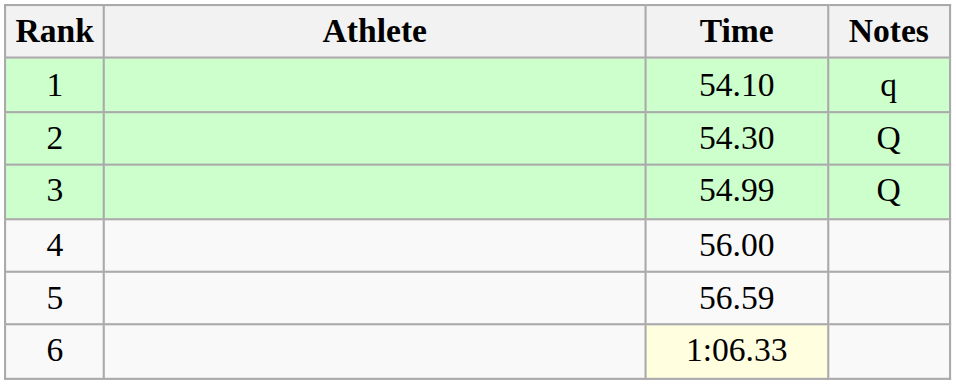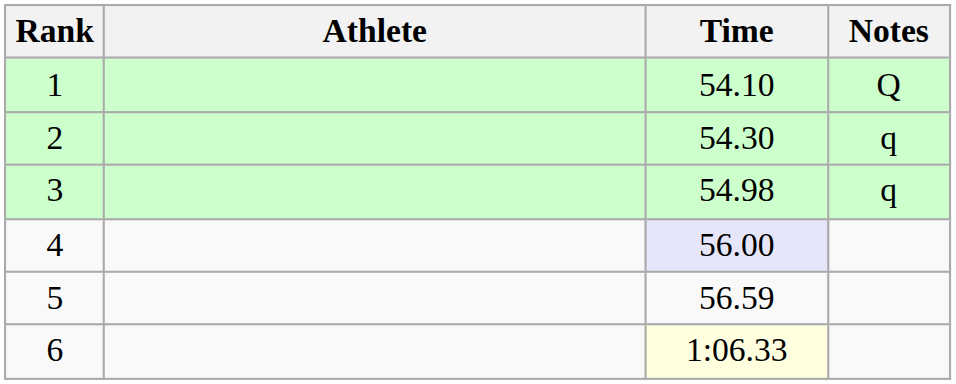(889, 84) q -> (889, 84) Q
(889, 137) Q -> (889, 137) q
(737, 191) 54.99 -> (737, 191) 54.98
(889, 191) Q -> (889, 191) q
(737, 244) no background -> (737, 244) lavender background
